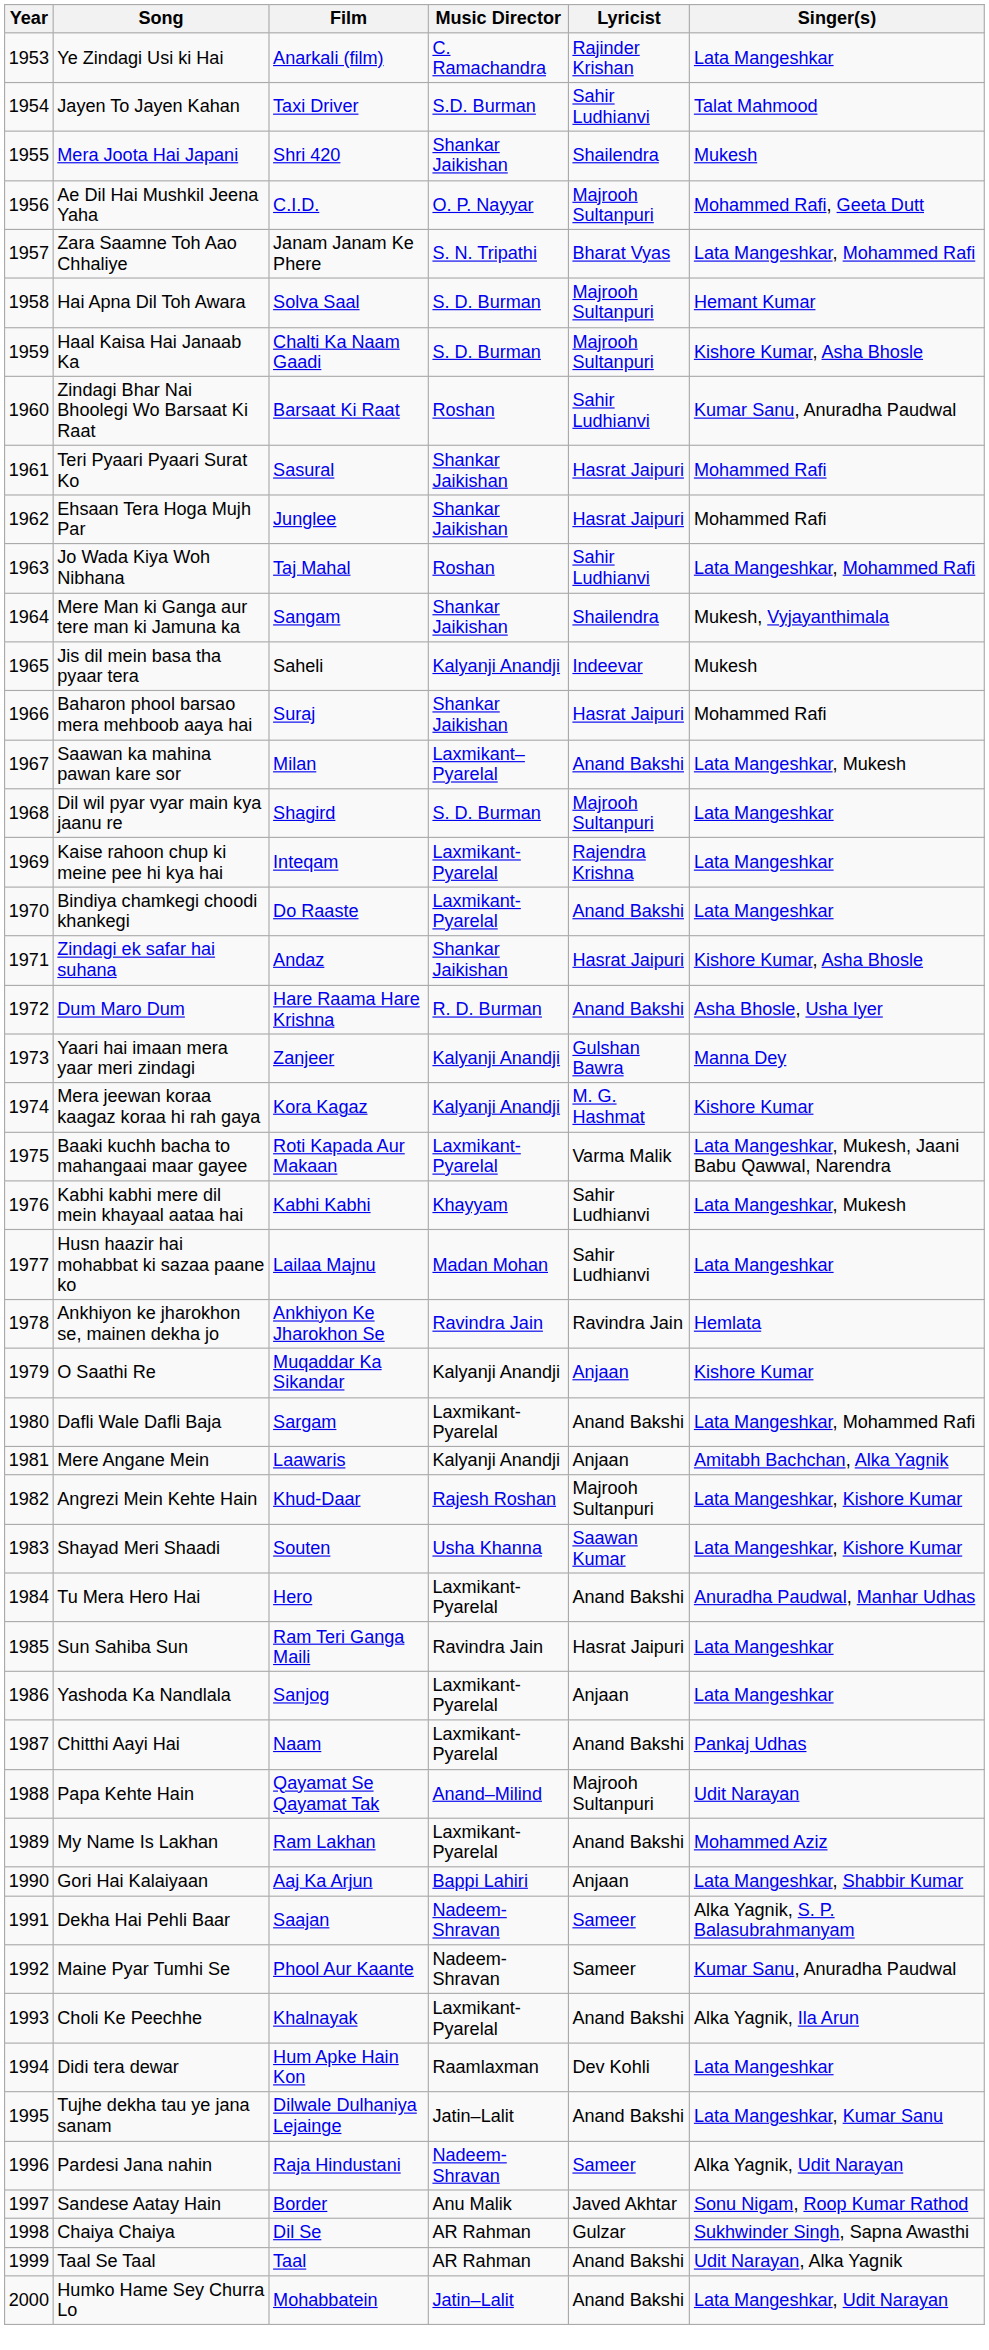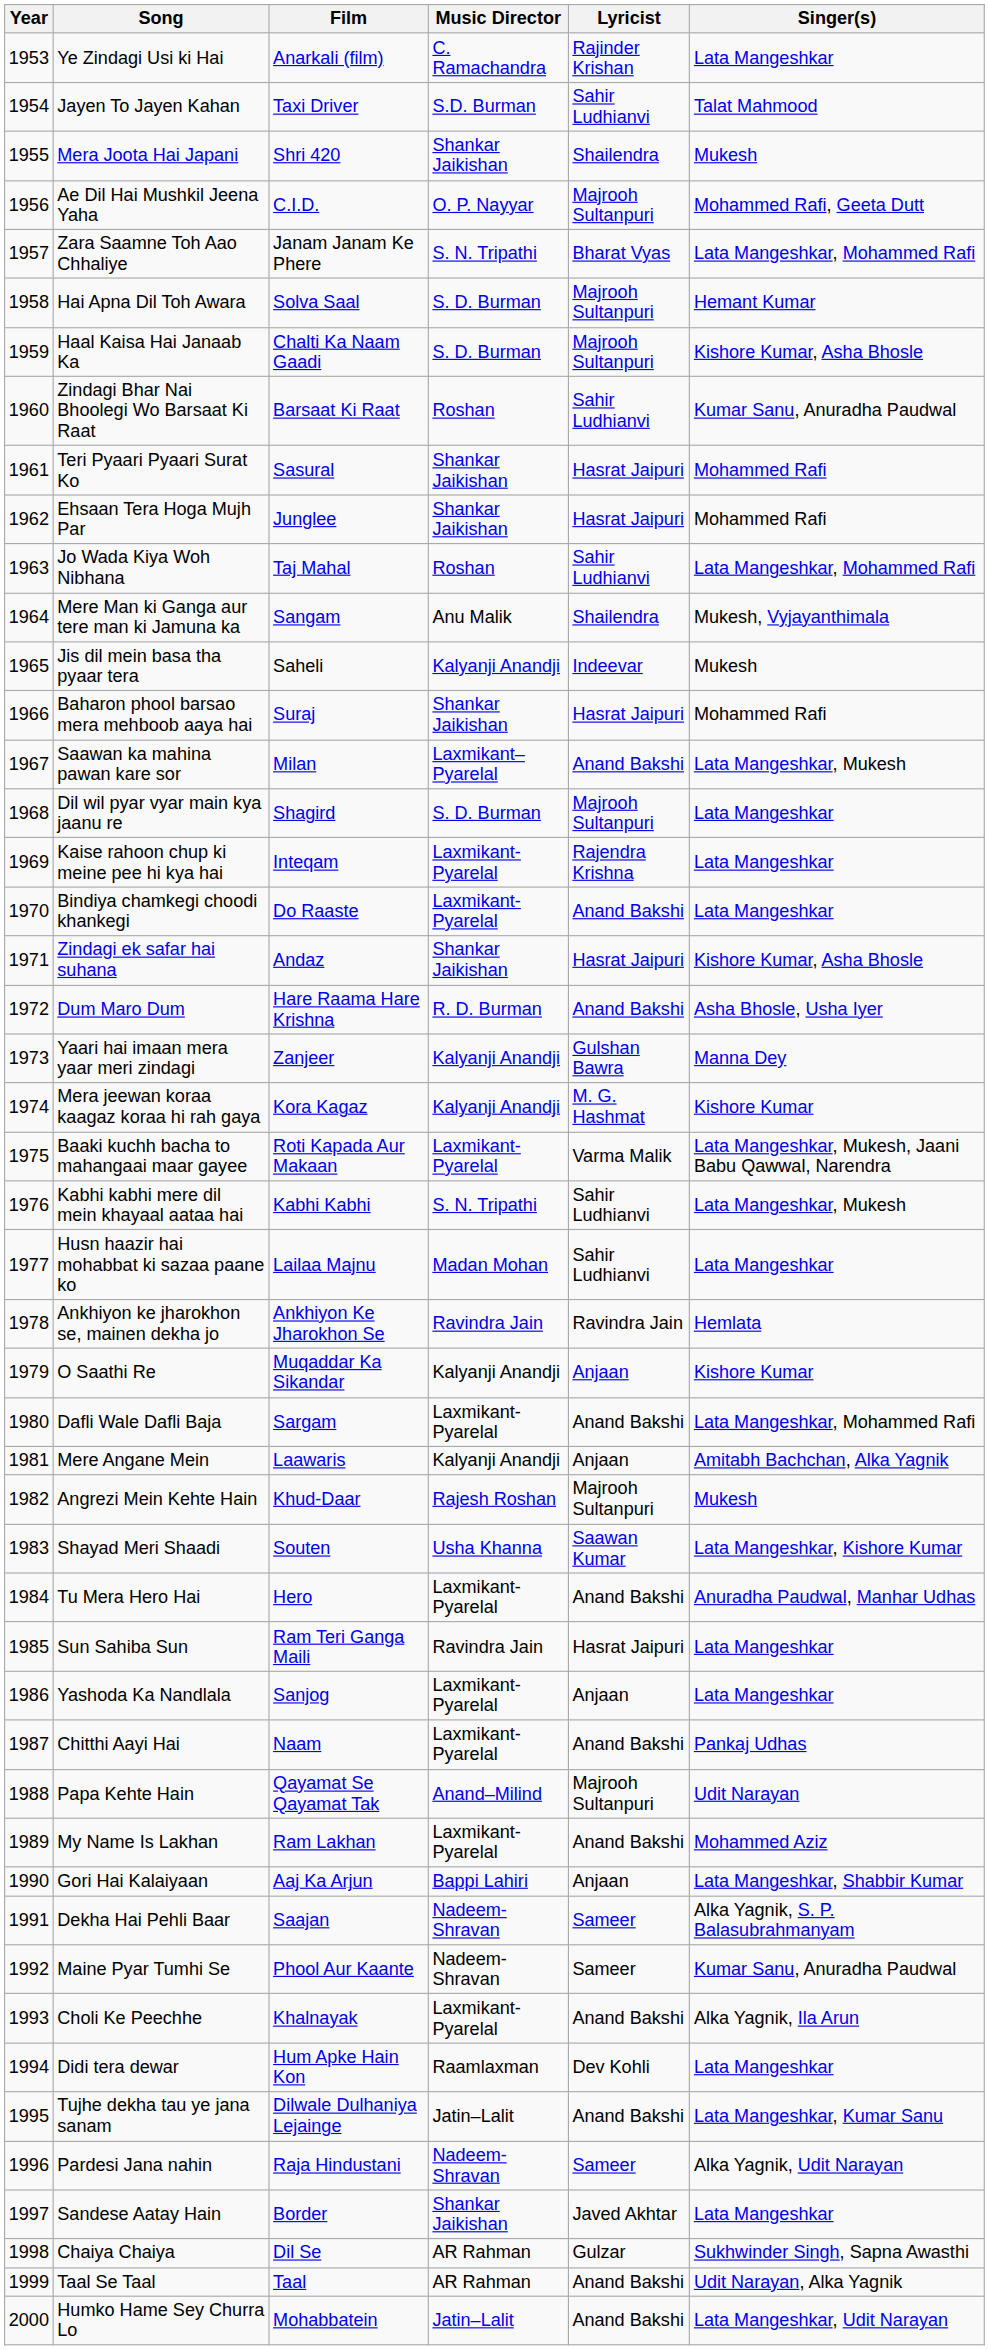(470, 617) Shankar Jaikishan -> (472, 617) Anu Malik
(470, 1205) Khayyam -> (485, 1205) S. N. Tripathi
(828, 1499) Lata Mangeshkar, Kishore Kumar -> (726, 1499) Mukesh
(472, 2204) Anu Malik -> (470, 2214) Shankar Jaikishan
(831, 2204) Sonu Nigam, Roop Kumar Rathod -> (764, 2214) Lata Mangeshkar
